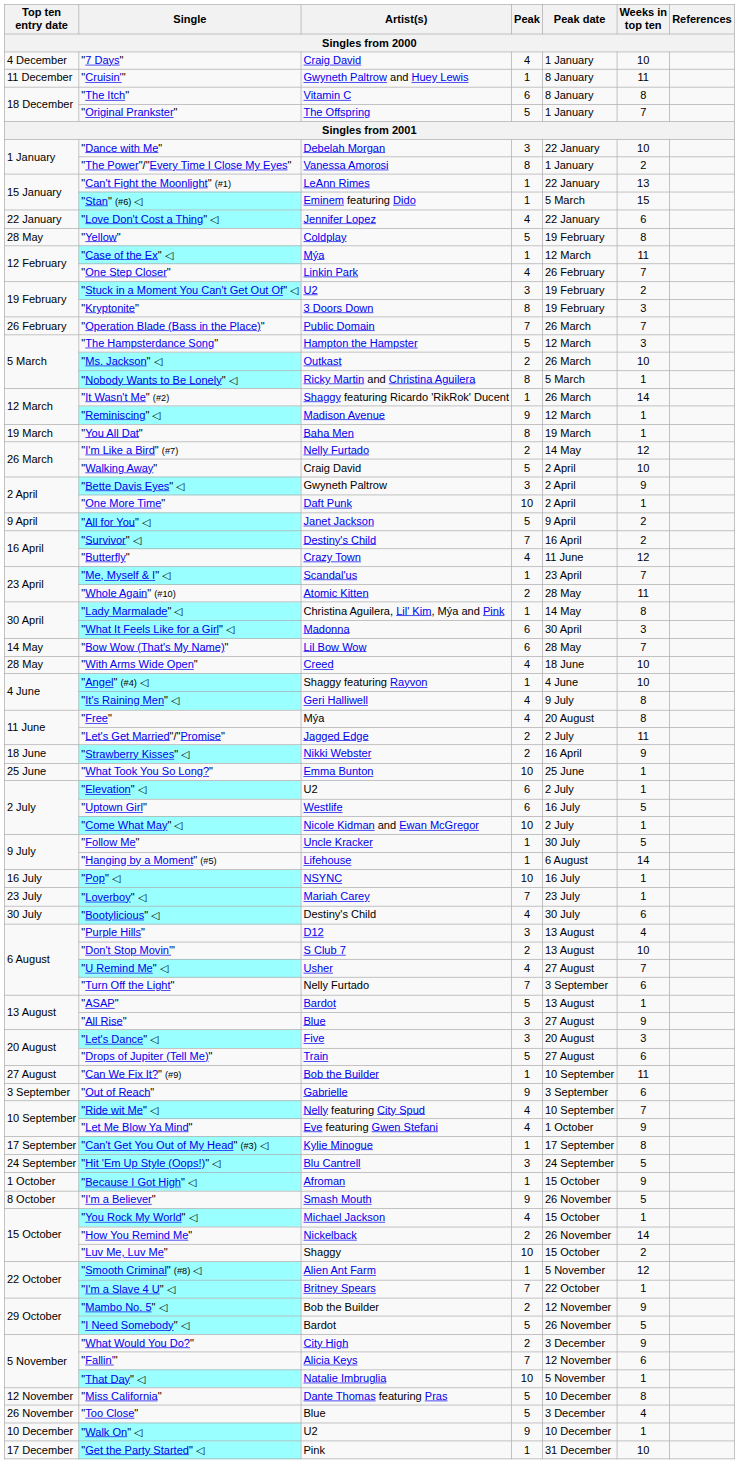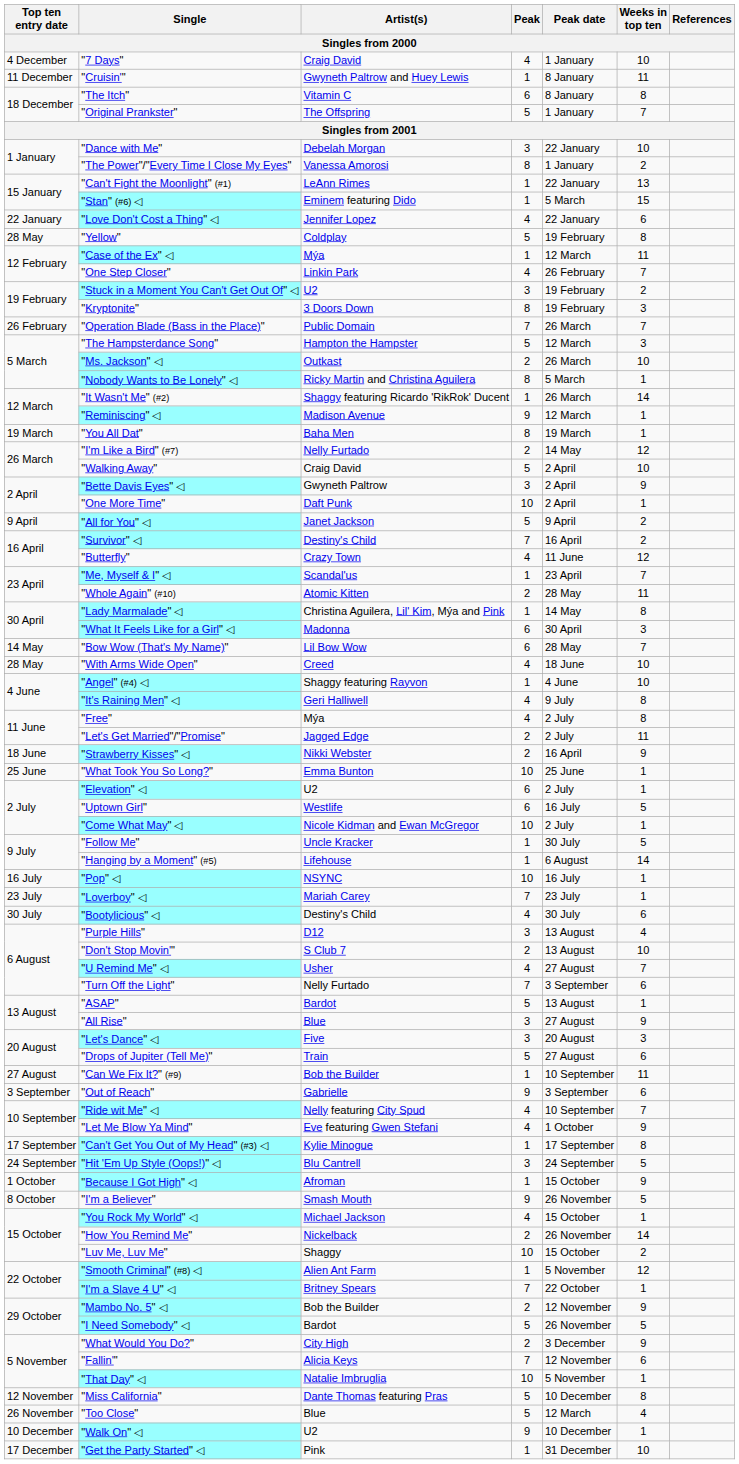(569, 718) 20 August -> (559, 718) 2 July
(575, 1414) 3 December -> (568, 1414) 12 March
